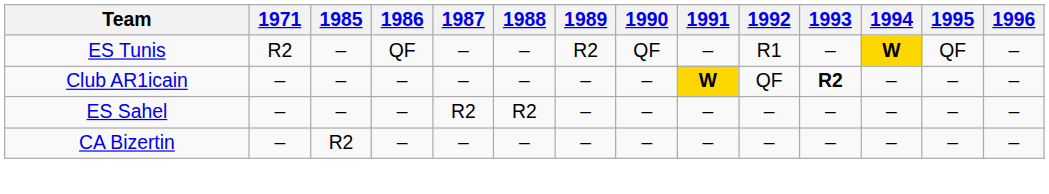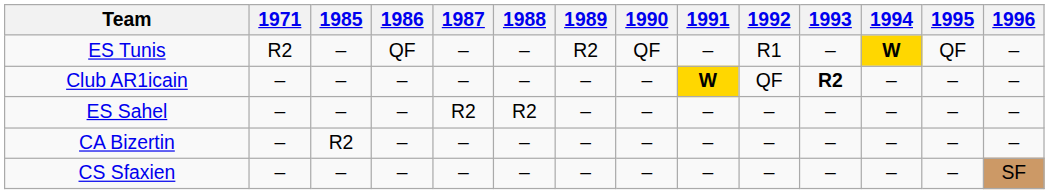+ row: (127, 173)
